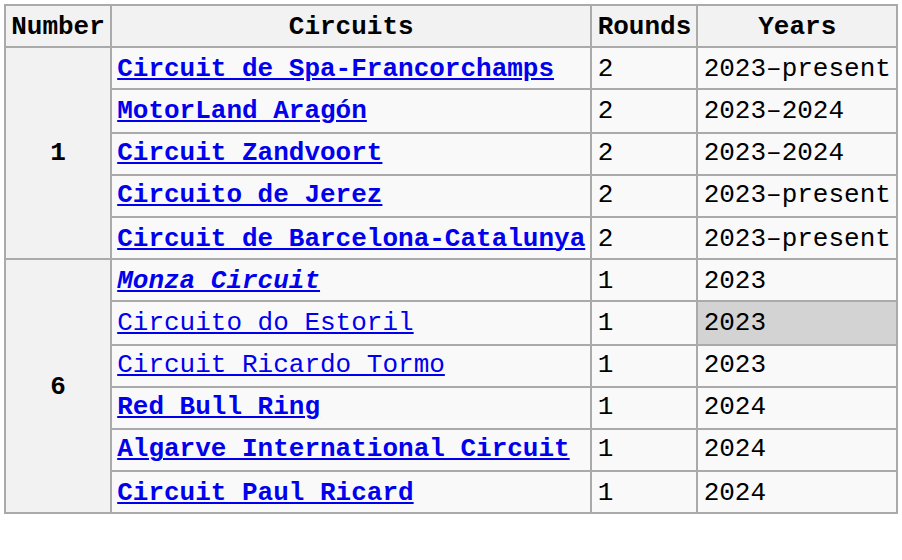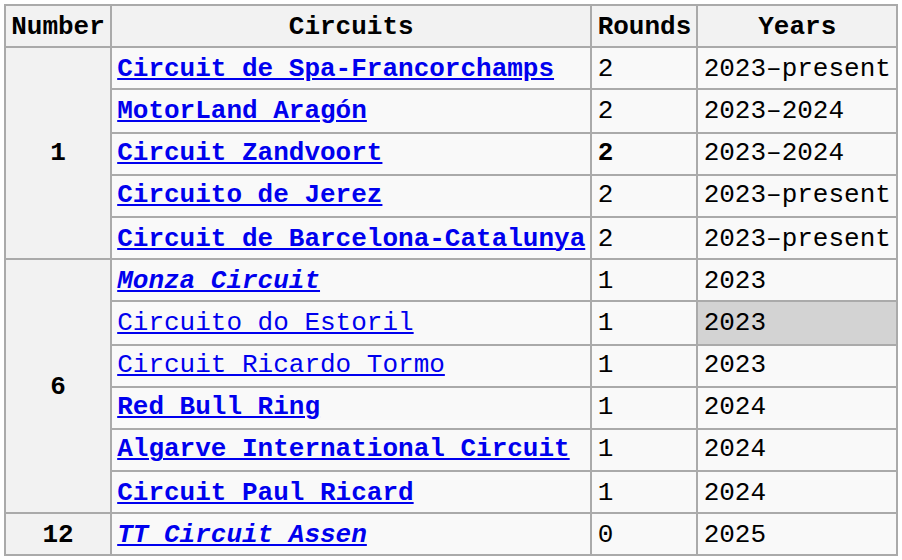(605, 153) normal -> (605, 153) bold
+ row: (242, 535)
